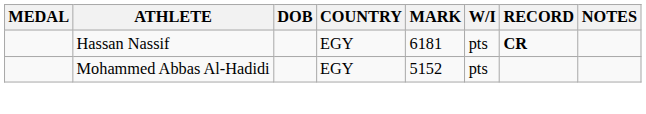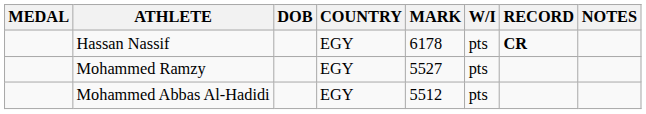(426, 43) 6181 -> (426, 43) 6178
+ row: (141, 69)
(426, 69) 5152 -> (426, 95) 5512
